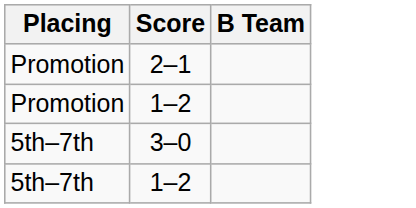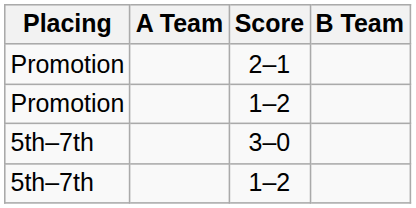+ column: (179, 24)
